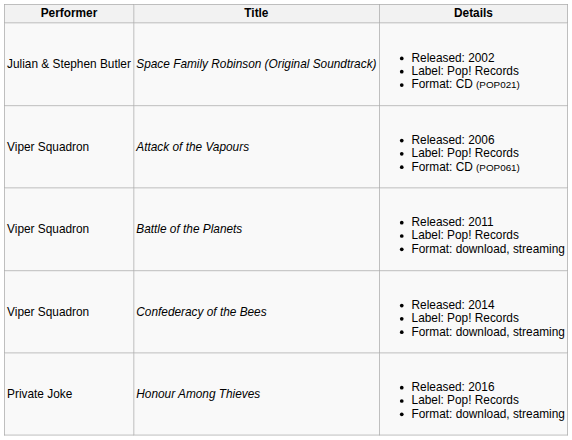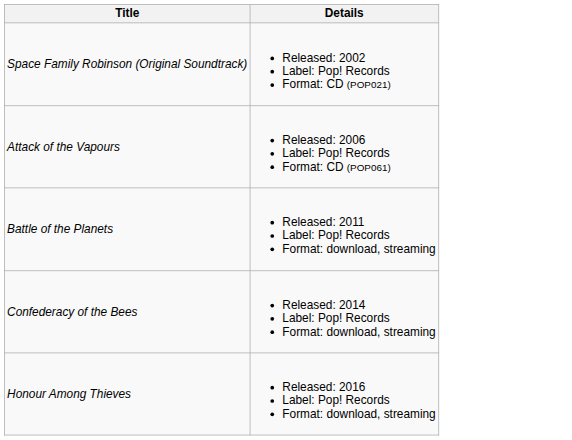- column: (69, 13)
